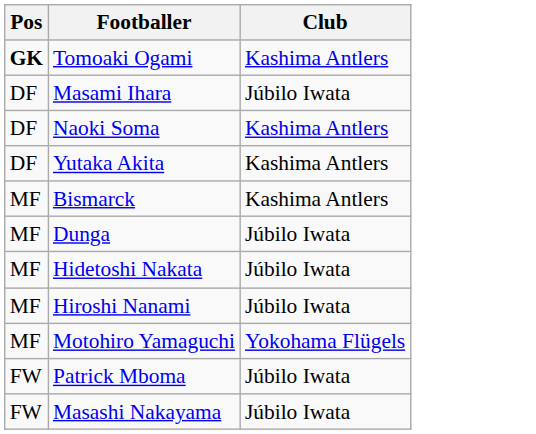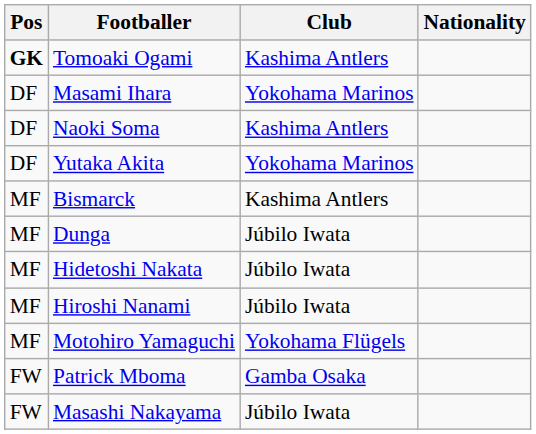+ column: (475, 22)
(298, 93) Júbilo Iwata -> (329, 93) Yokohama Marinos
(317, 163) Kashima Antlers -> (329, 163) Yokohama Marinos
(298, 375) Júbilo Iwata -> (305, 375) Gamba Osaka
